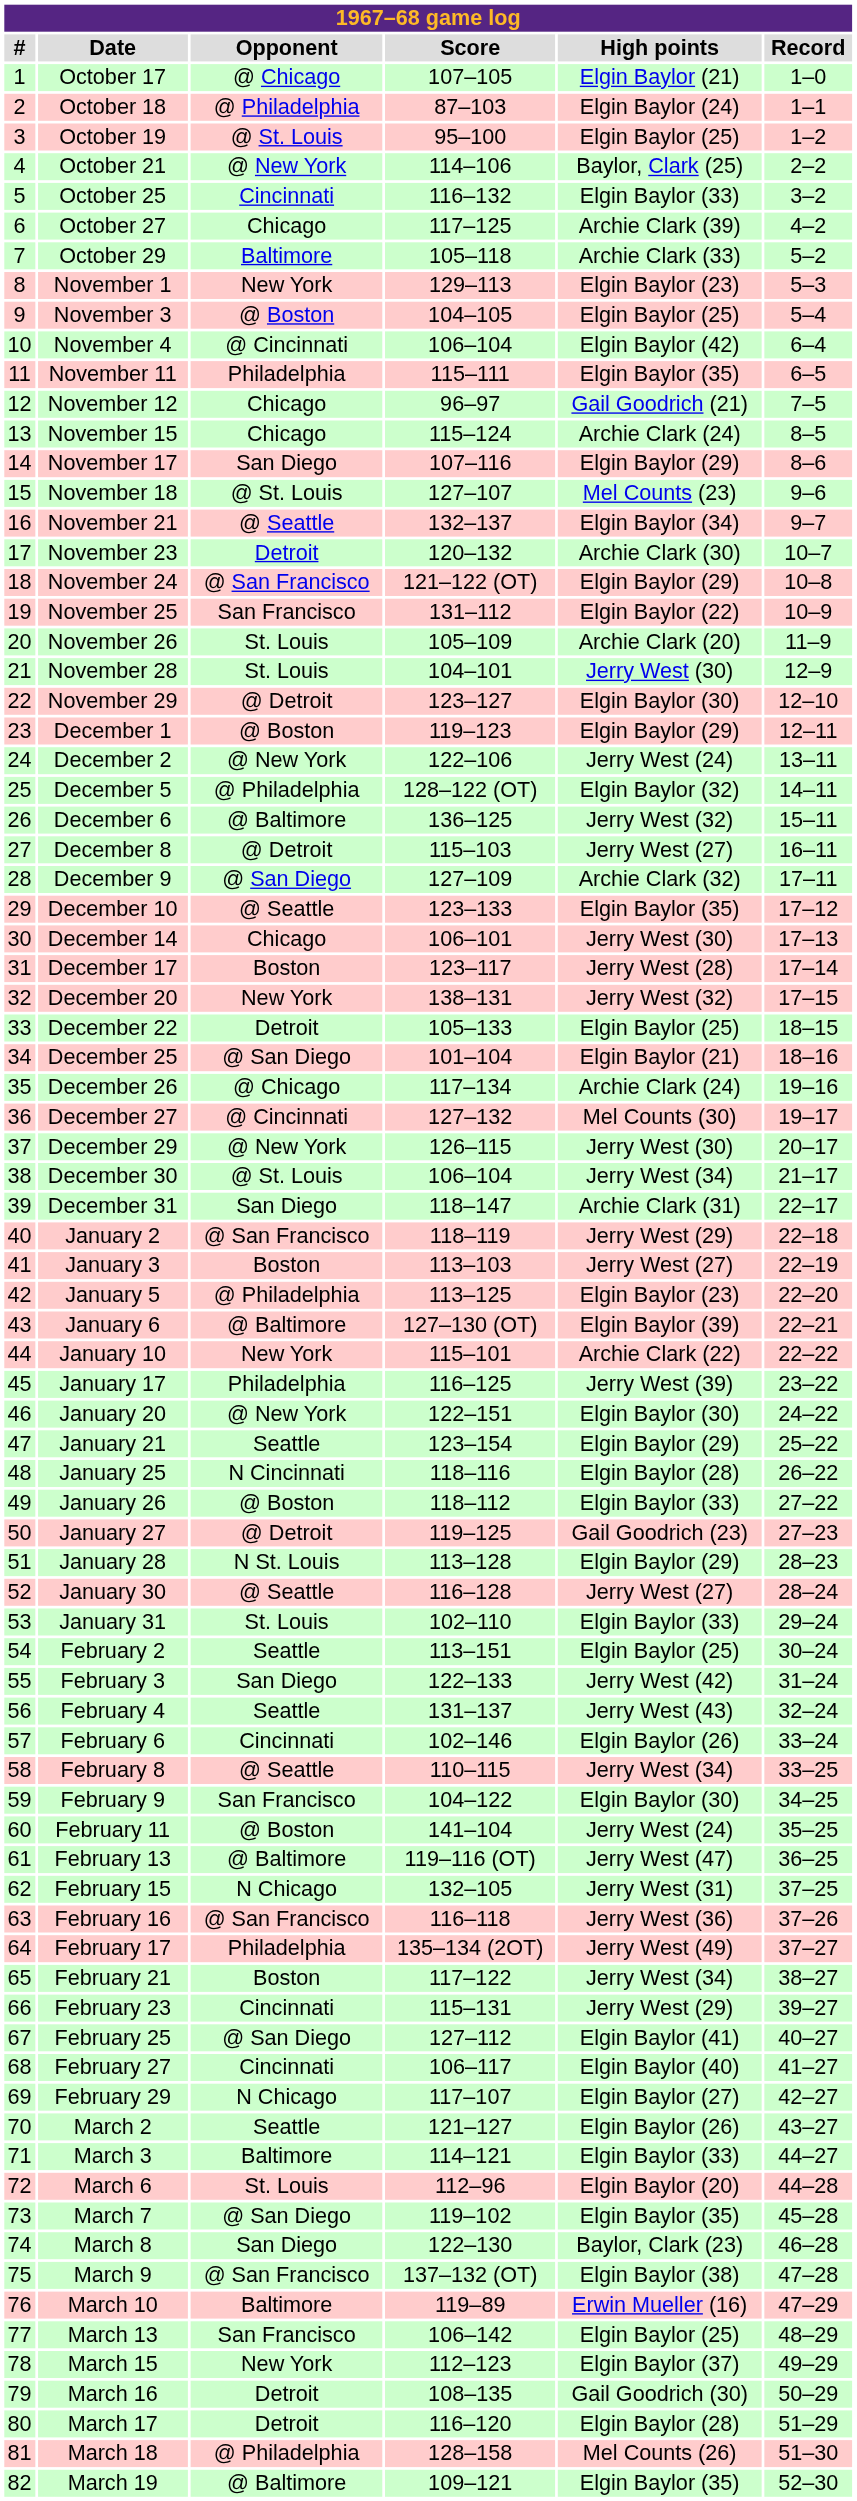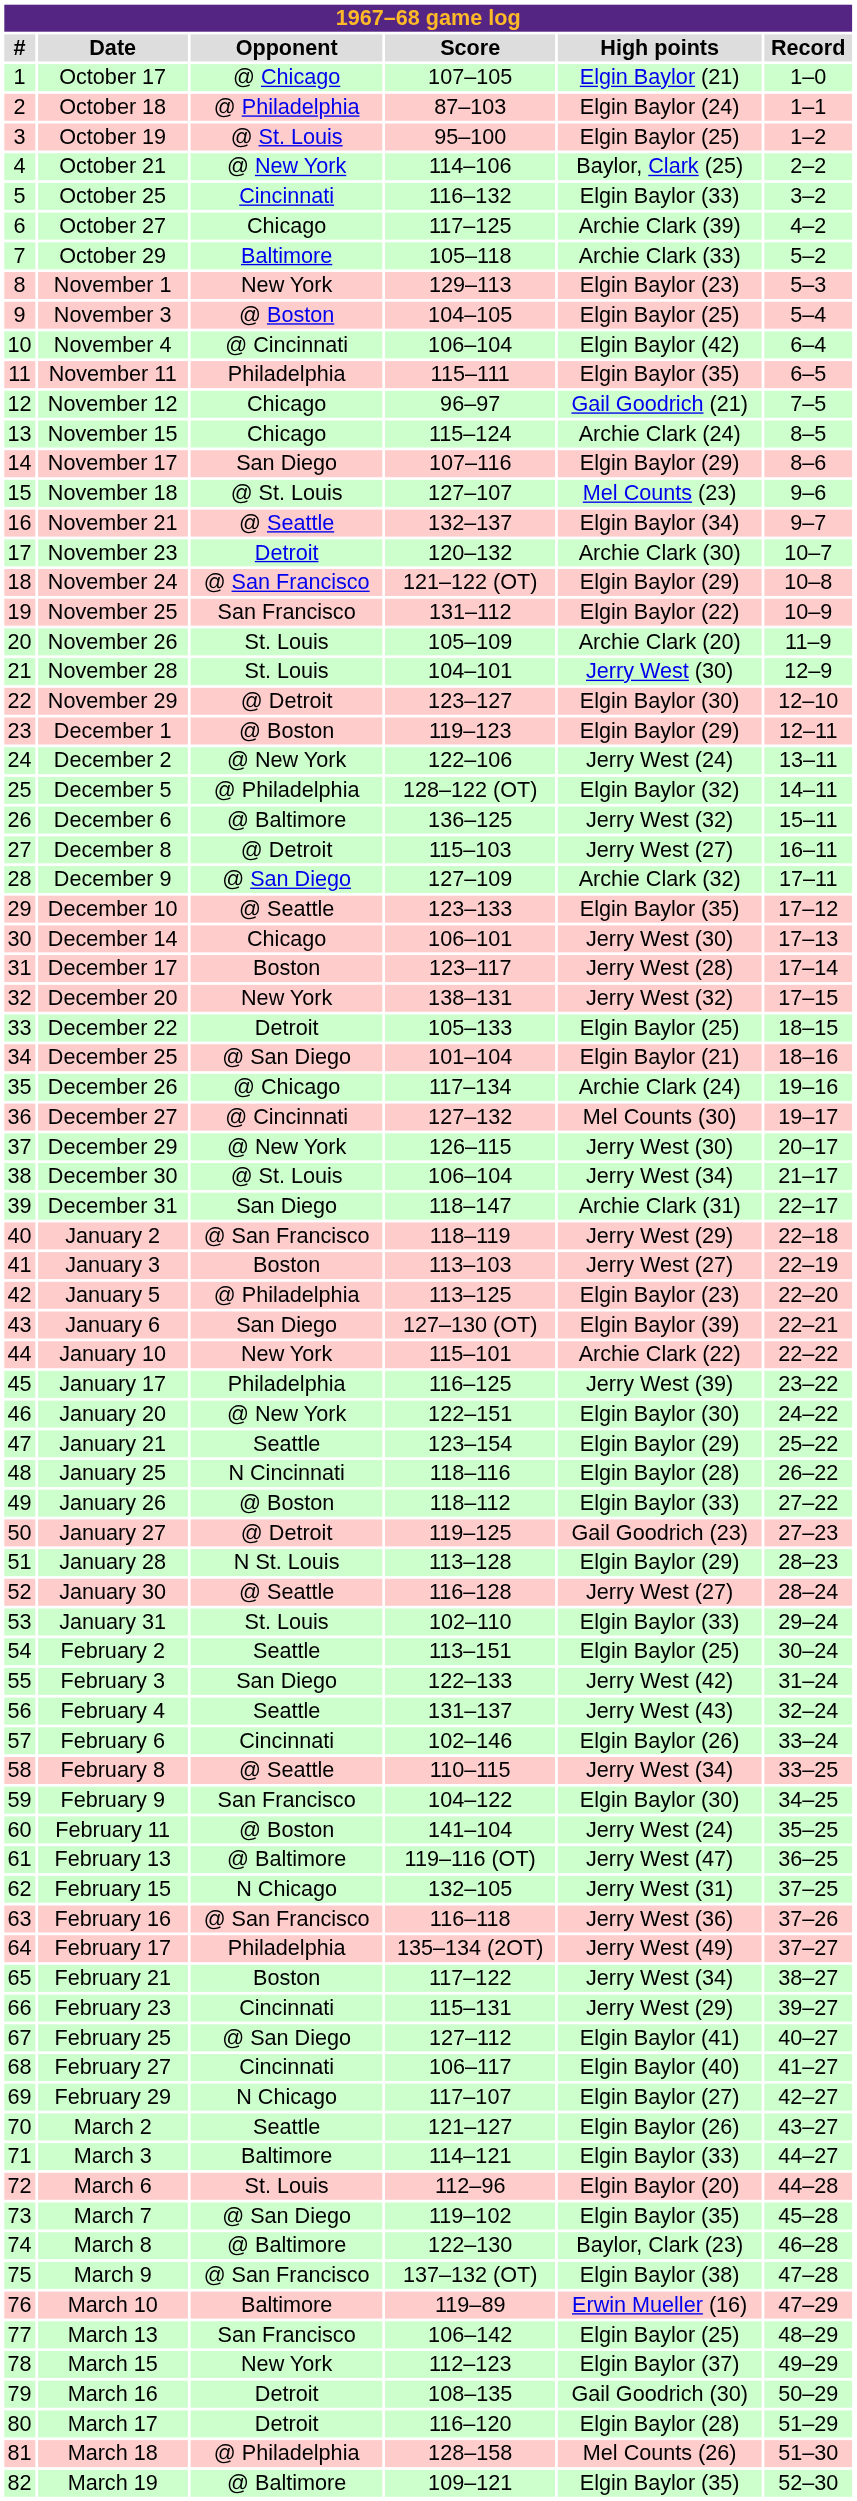(287, 1324) @ Baltimore -> (287, 1324) San Diego
(287, 2245) San Diego -> (287, 2245) @ Baltimore
